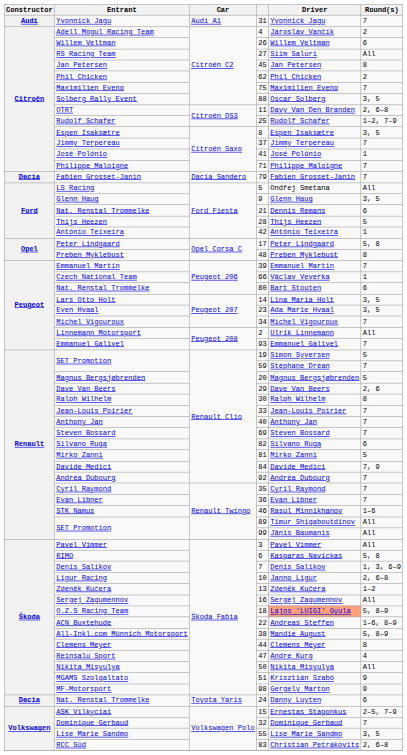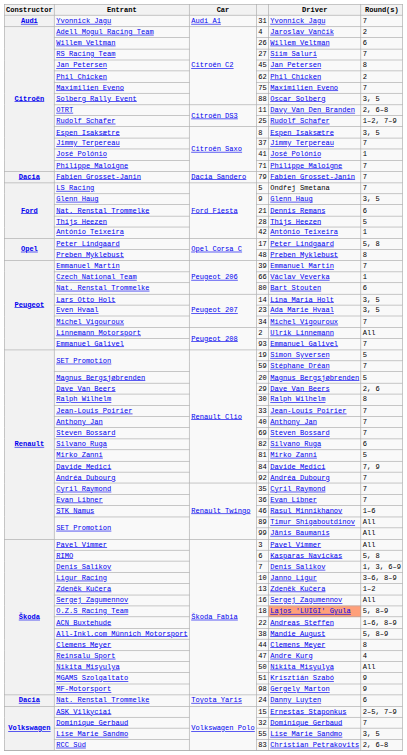(369, 54) All -> (365, 54) 7
(369, 188) All -> (365, 188) 7
(376, 578) 2, 6–8 -> (380, 578) 3–6, 8–9
